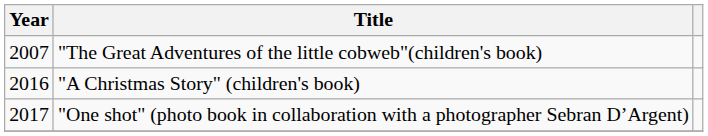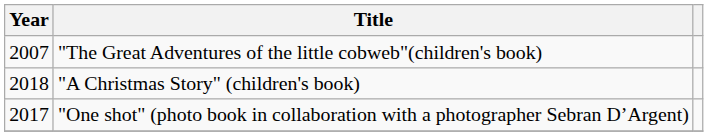(29, 83) 2016 -> (29, 83) 2018
